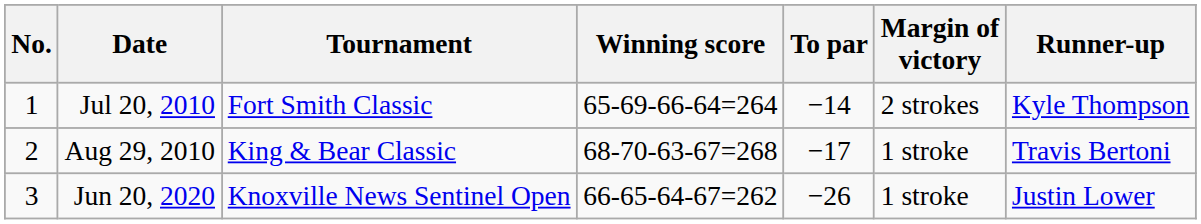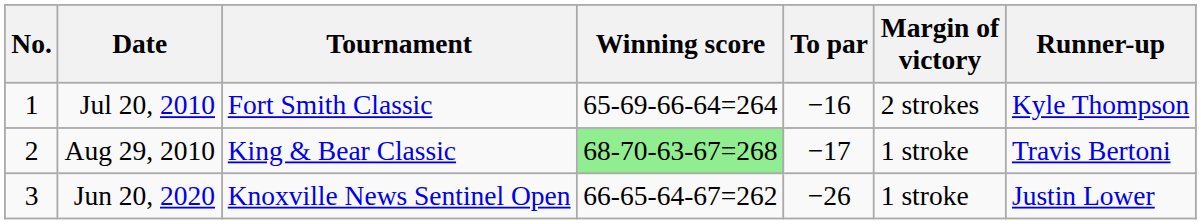(829, 105) −14 -> (829, 105) −16
(680, 150) no background -> (680, 150) lightgreen background
